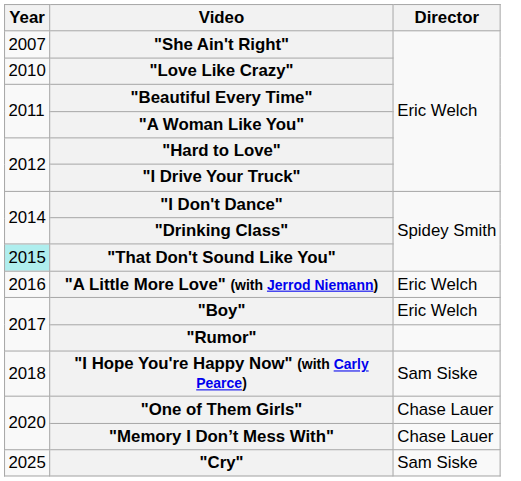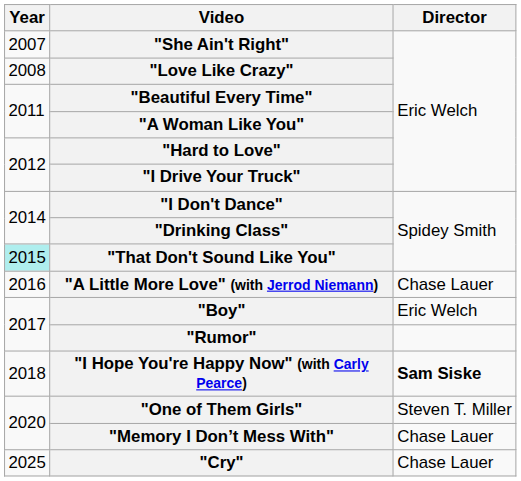(27, 71) 2010 -> (27, 71) 2008
(437, 284) Eric Welch -> (445, 284) Chase Lauer
(437, 373) normal -> (439, 373) bold
(445, 409) Chase Lauer -> (455, 409) Steven T. Miller
(437, 463) Sam Siske -> (445, 463) Chase Lauer
